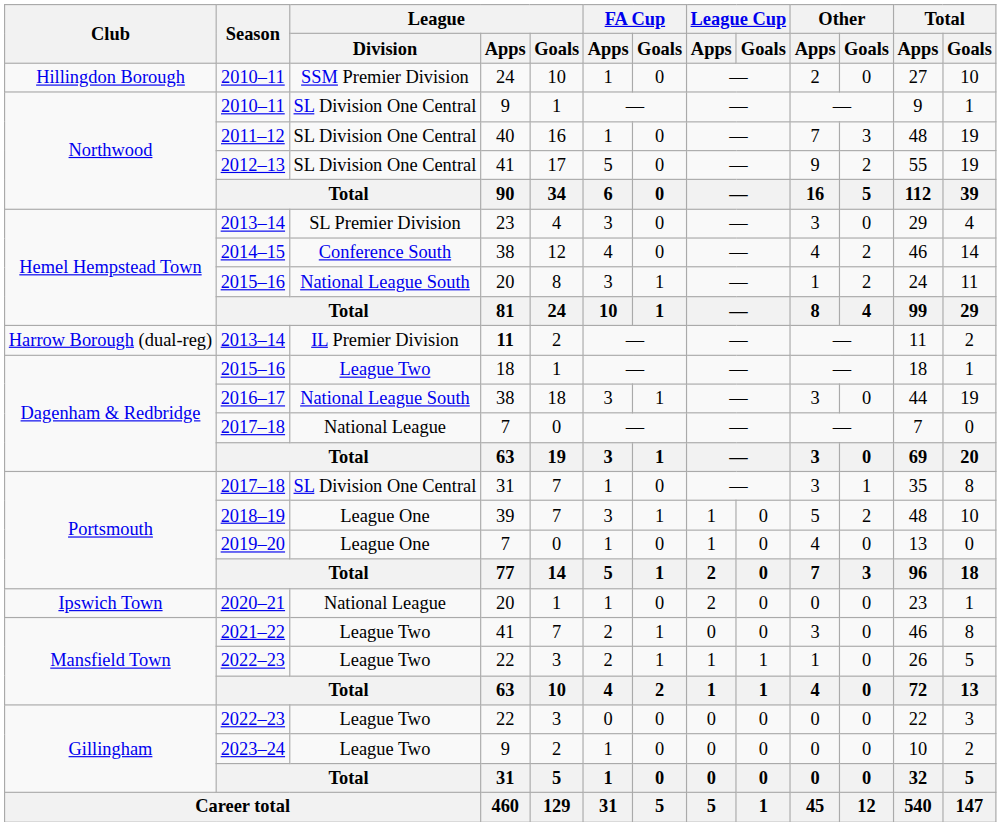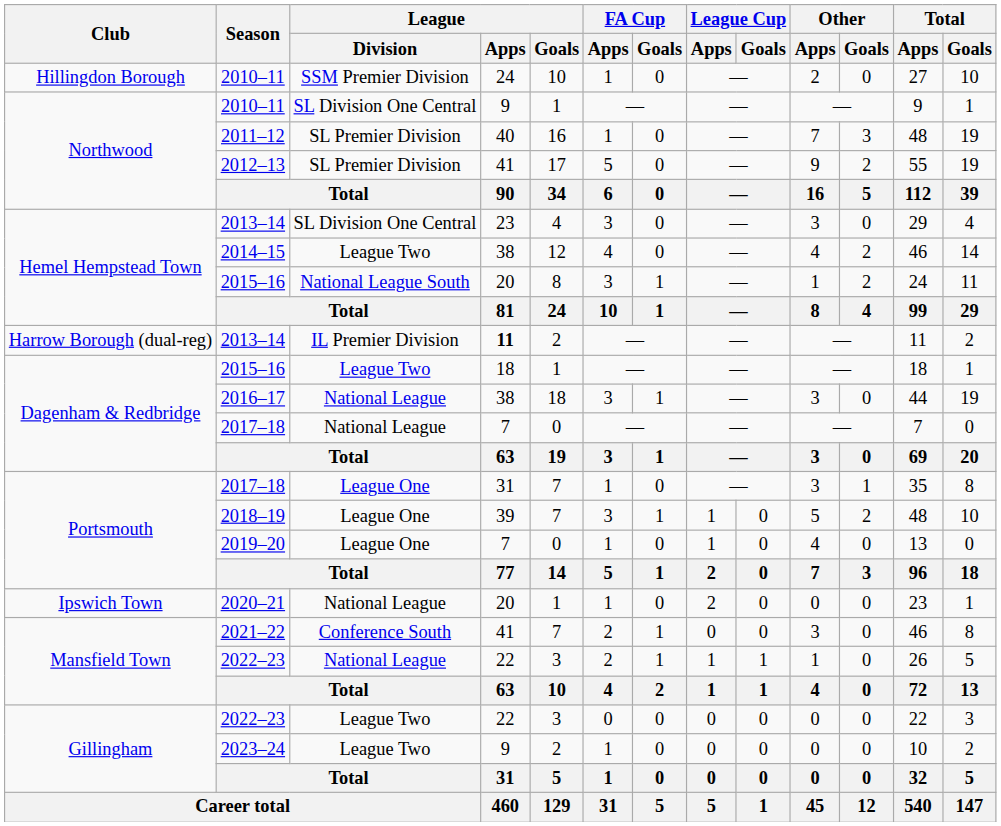(385, 135) SL Division One Central -> (385, 135) SL Premier Division
(385, 164) SL Division One Central -> (385, 164) SL Premier Division
(385, 223) SL Premier Division -> (385, 223) SL Division One Central
(385, 252) Conference South -> (385, 252) League Two
(385, 398) National League South -> (385, 398) National League
(385, 485) SL Division One Central -> (385, 485) League One
(385, 631) League Two -> (385, 631) Conference South
(385, 661) League Two -> (385, 661) National League
